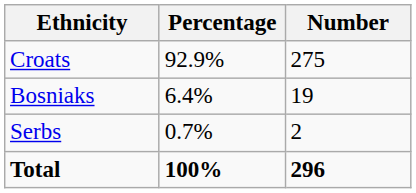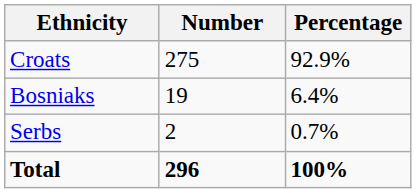columns swapped: (348, 22) <-> (222, 22)
